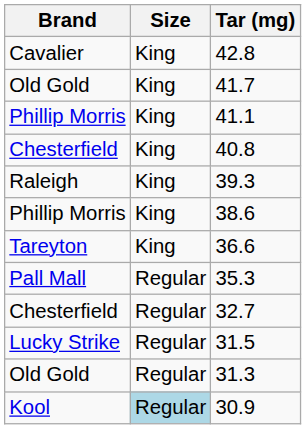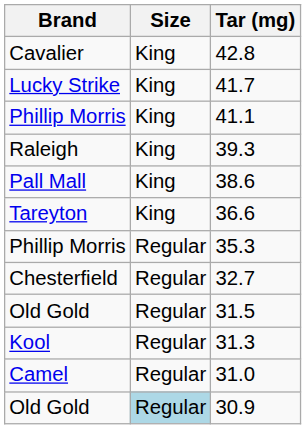(49, 85) Old Gold -> (65, 85) Lucky Strike
- row: (235, 149)
(67, 213) Phillip Morris -> (48, 181) Pall Mall
(48, 278) Pall Mall -> (67, 246) Phillip Morris
(65, 342) Lucky Strike -> (49, 310) Old Gold
(49, 375) Old Gold -> (30, 342) Kool
+ row: (235, 375)
(30, 407) Kool -> (49, 407) Old Gold
